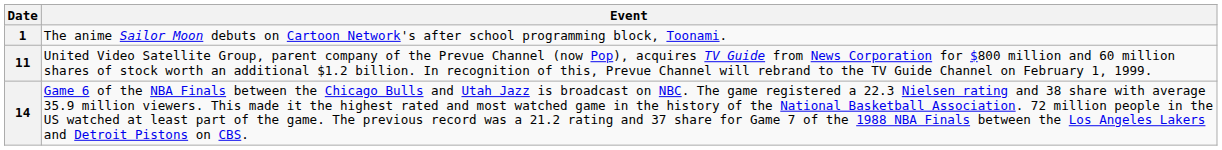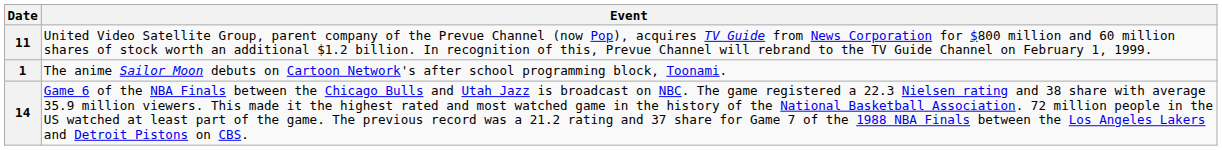rows swapped: (23, 35) <-> (23, 63)
